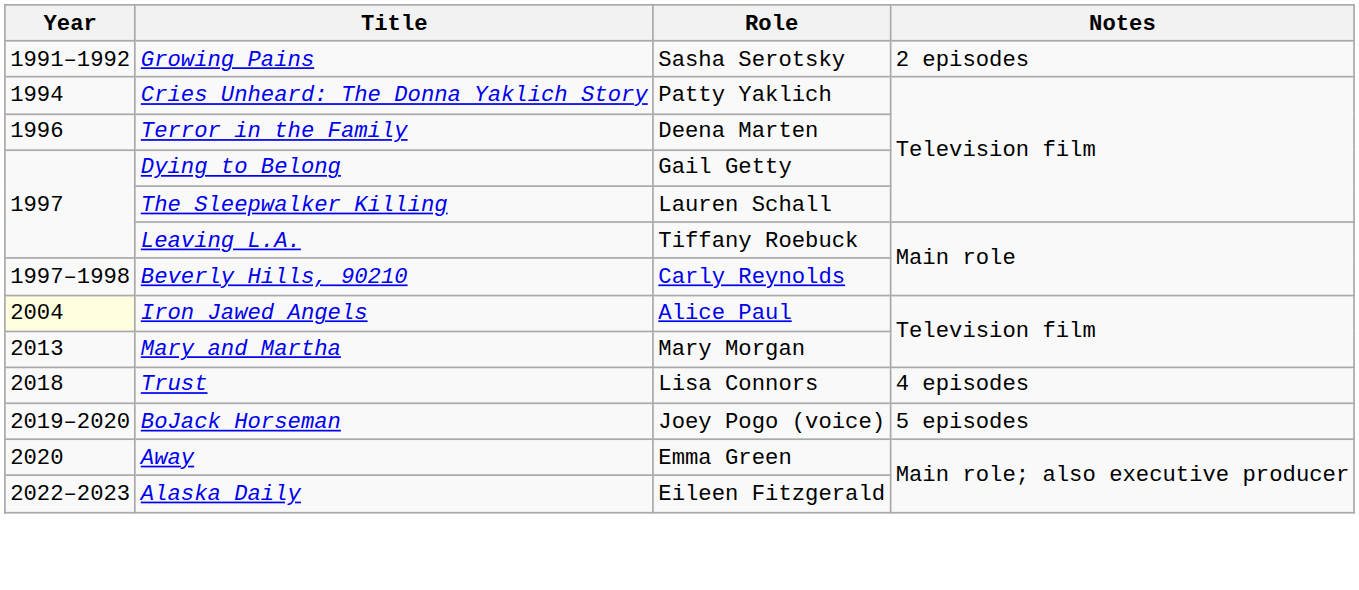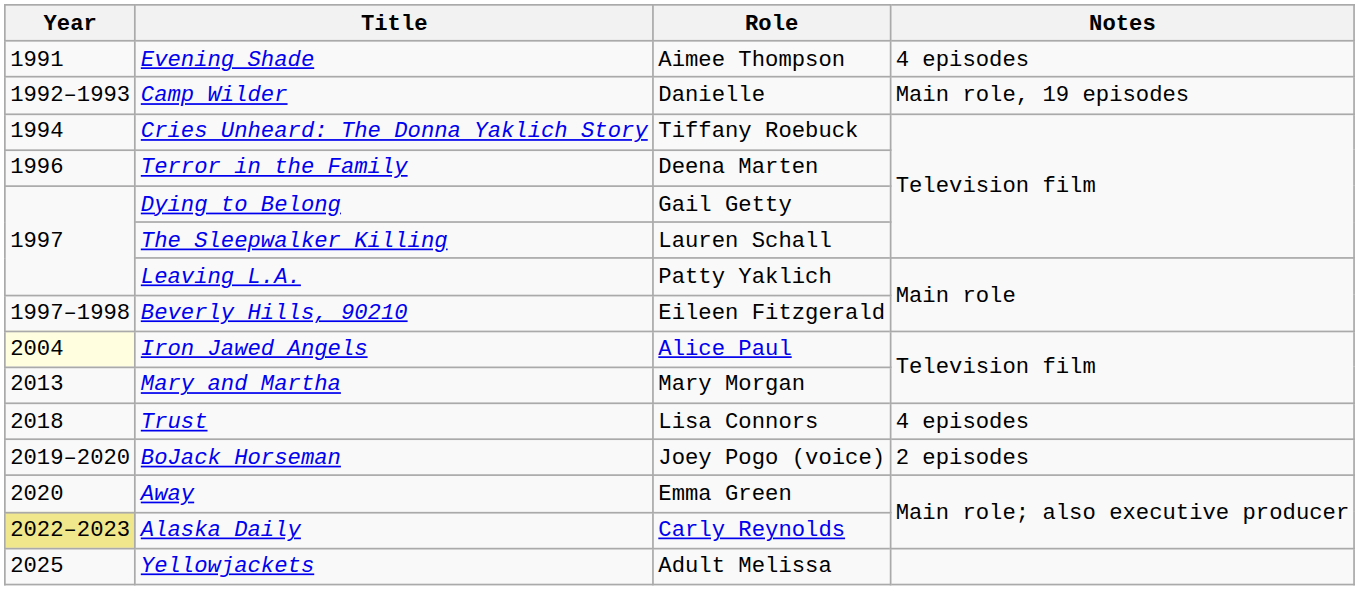+ row: (228, 59)
- row: (228, 59)
+ row: (214, 95)
(745, 95) Patty Yaklich -> (758, 132) Tiffany Roebuck
(758, 240) Tiffany Roebuck -> (745, 277) Patty Yaklich
(752, 277) Carly Reynolds -> (772, 313) Eileen Fitzgerald
(962, 422) 5 episodes -> (962, 458) 2 episodes
(70, 494) no background -> (70, 530) khaki background
(772, 494) Eileen Fitzgerald -> (752, 530) Carly Reynolds
+ row: (228, 566)
